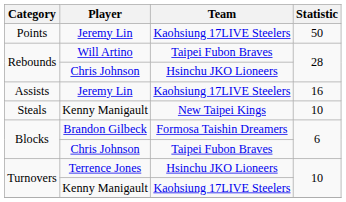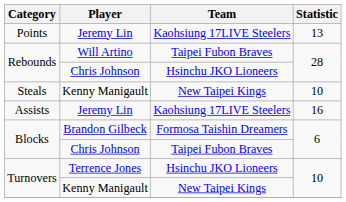(317, 33) 50 -> (317, 33) 13
rows swapped: (32, 91) <-> (32, 110)
(222, 187) Kaohsiung 17LIVE Steelers -> (222, 187) New Taipei Kings
